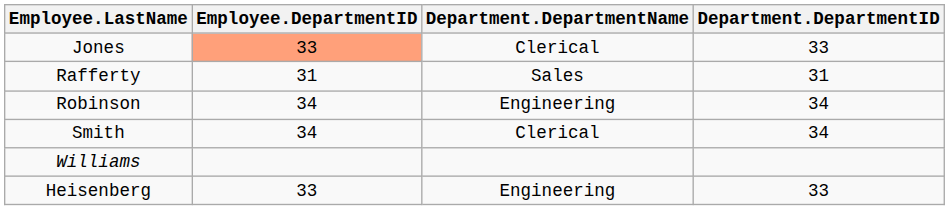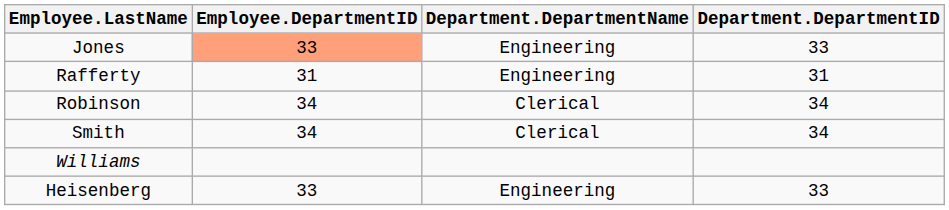(557, 48) Clerical -> (557, 48) Engineering
(557, 76) Sales -> (557, 76) Engineering
(557, 105) Engineering -> (557, 105) Clerical
